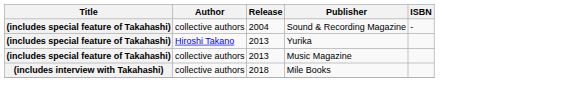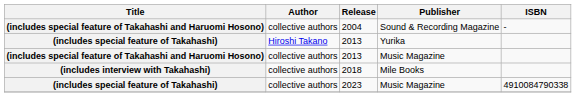(89, 26) (includes special feature of Takahashi) -> (135, 26) (includes special feature of Takahashi and Haruomi Hosono)
(89, 56) (includes special feature of Takahashi) -> (135, 56) (includes special feature of Takahashi and Haruomi Hosono)
+ row: (352, 85)
